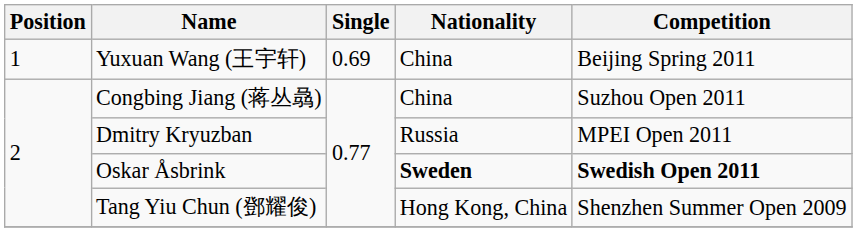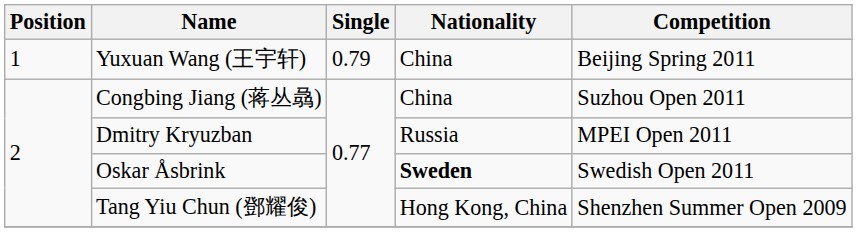(351, 59) 0.69 -> (351, 59) 0.79
(669, 170) bold -> (666, 170) normal
